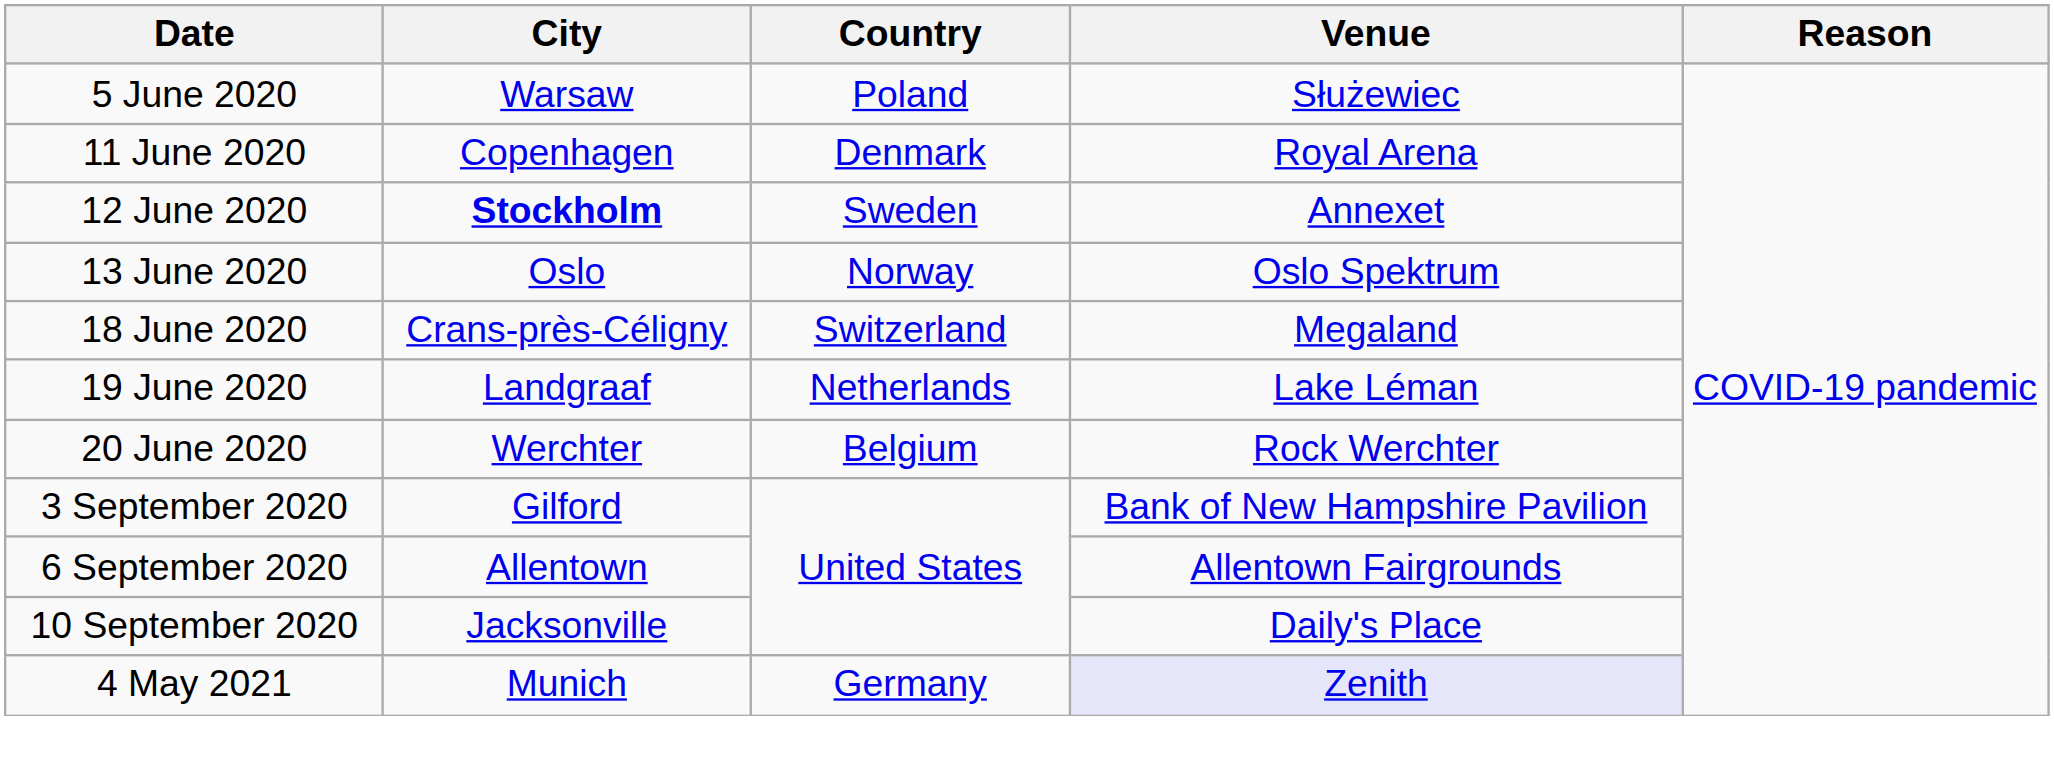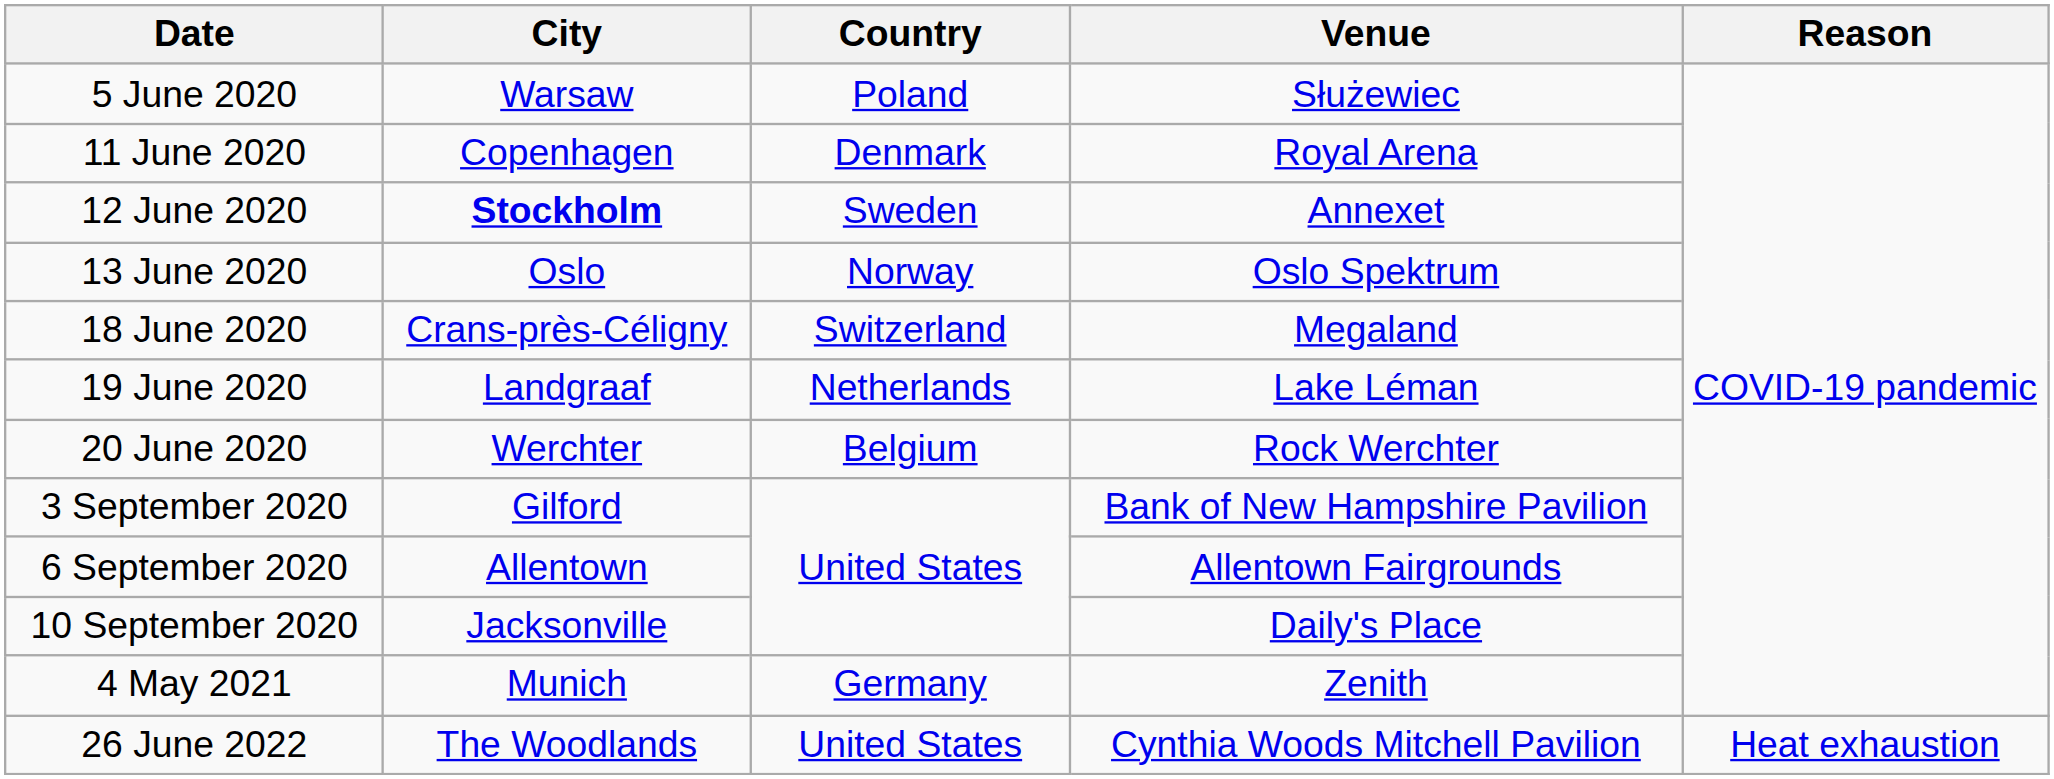(1376, 684) lavender background -> (1376, 684) no background
+ row: (194, 743)
